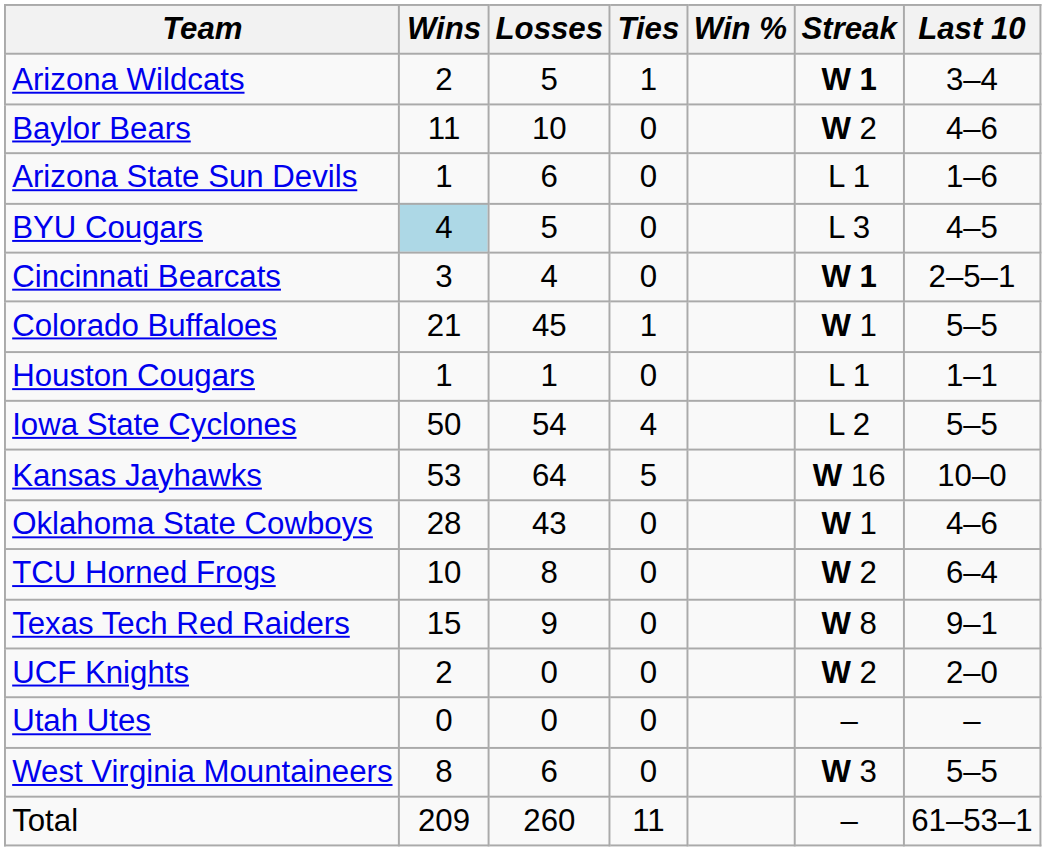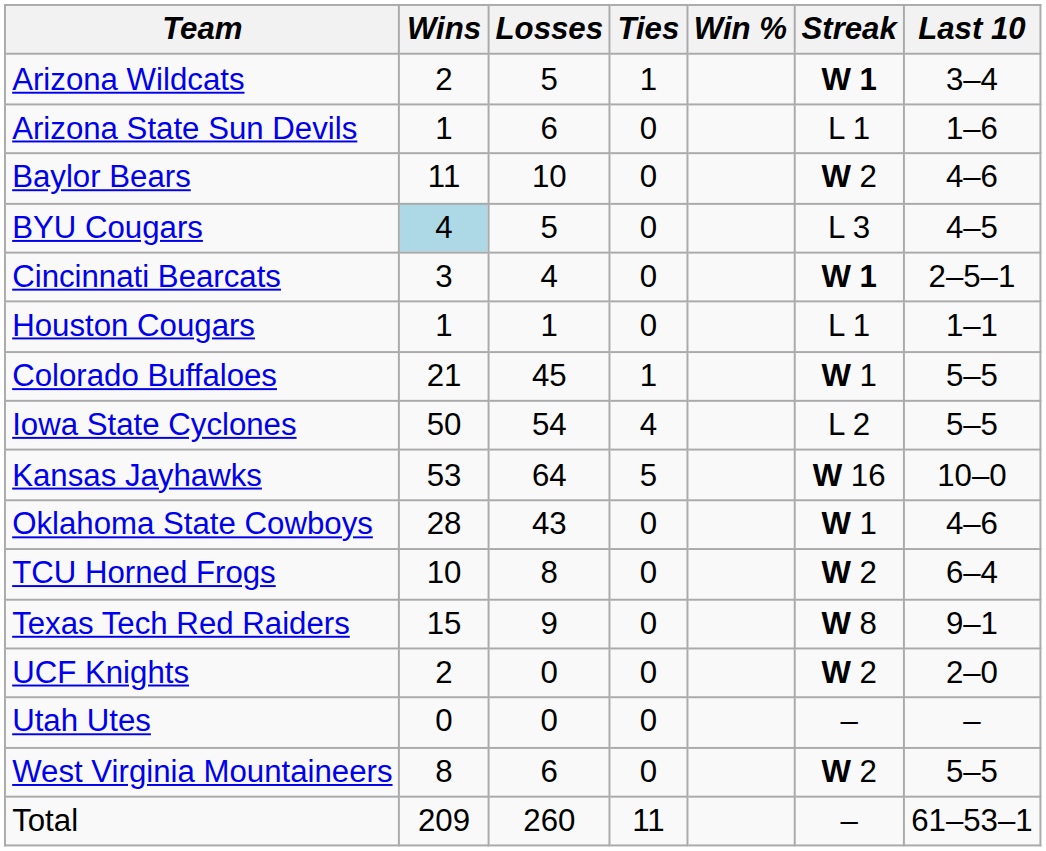rows swapped: (185, 177) <-> (101, 128)
rows swapped: (145, 326) <-> (134, 375)
(849, 771) W 3 -> (849, 771) W 2
